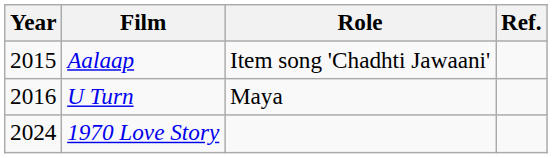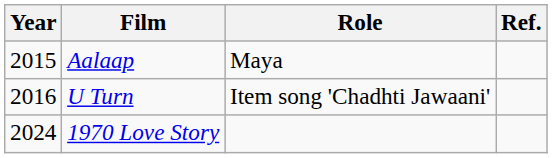(360, 59) Item song 'Chadhti Jawaani' -> (256, 59) Maya
(256, 96) Maya -> (360, 96) Item song 'Chadhti Jawaani'
